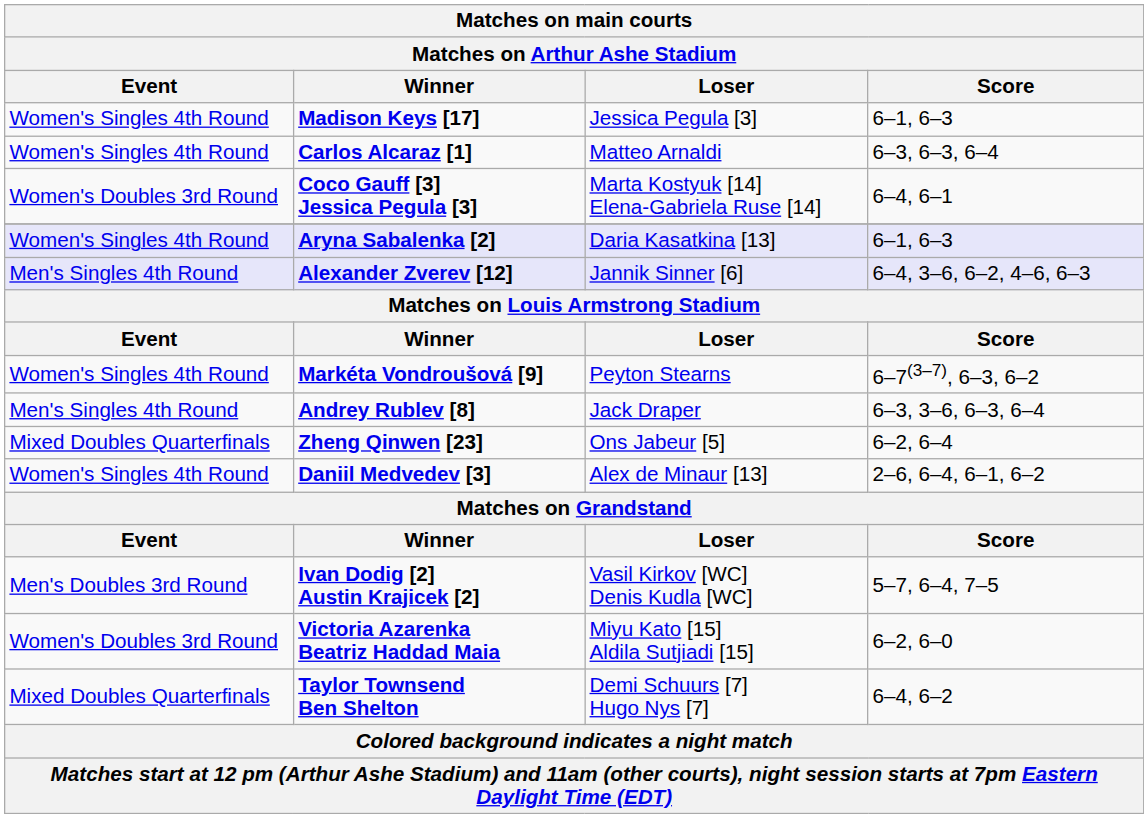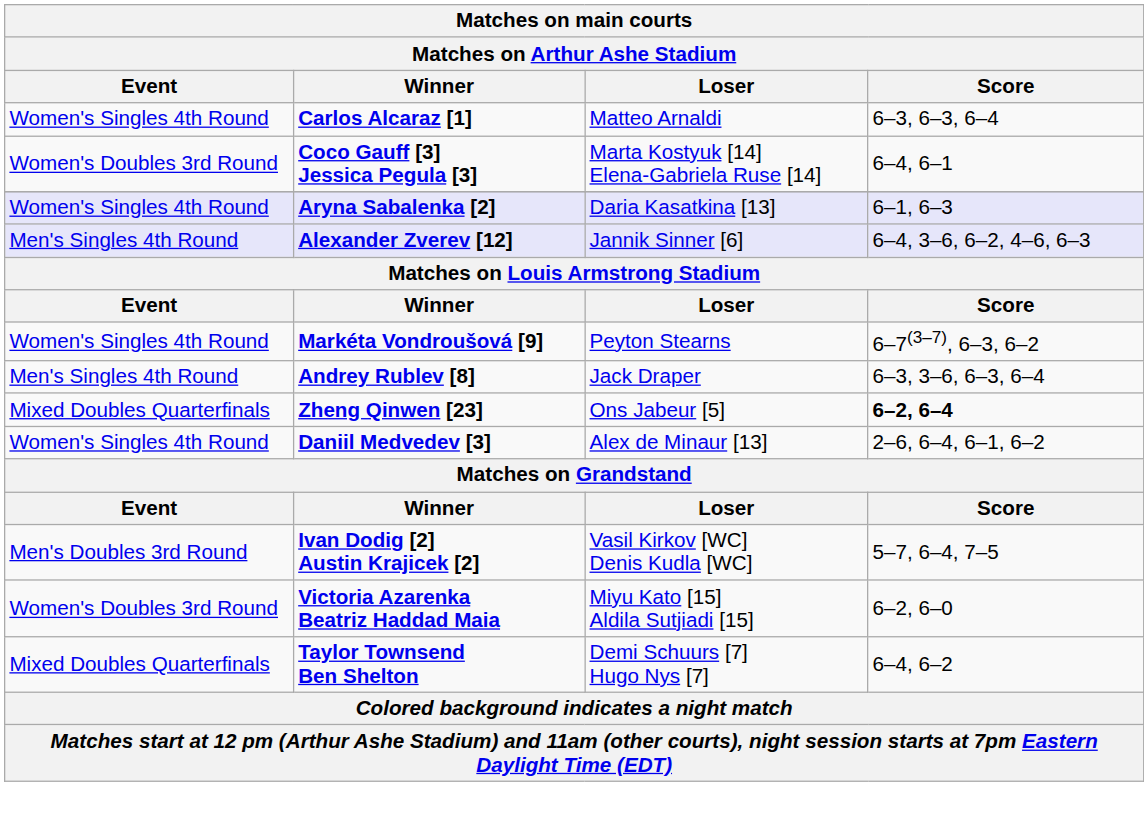- row: (389, 119)
(913, 442) normal -> (913, 409) bold
